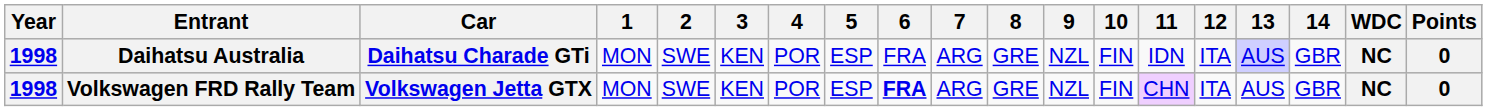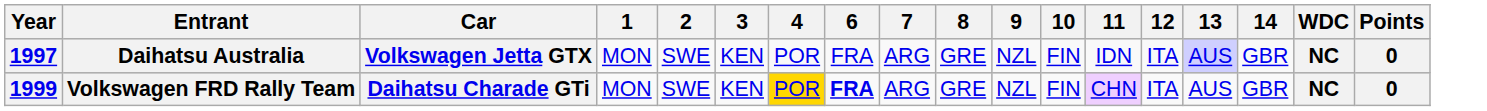- column: (851, 22)
(33, 56) 1998 -> (33, 56) 1997
(479, 56) Daihatsu Charade GTi -> (479, 56) Volkswagen Jetta GTX
(33, 89) 1998 -> (33, 89) 1999
(479, 89) Volkswagen Jetta GTX -> (479, 89) Daihatsu Charade GTi
(797, 89) no background -> (797, 89) gold background
